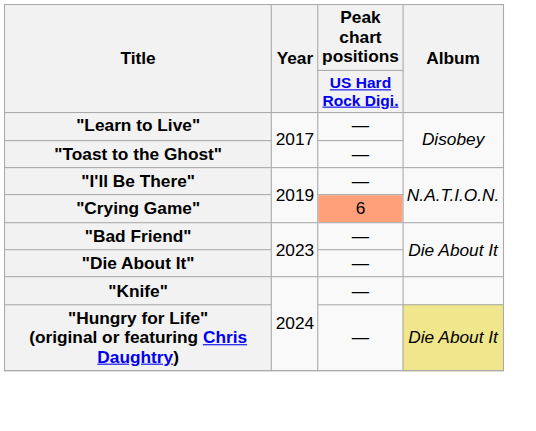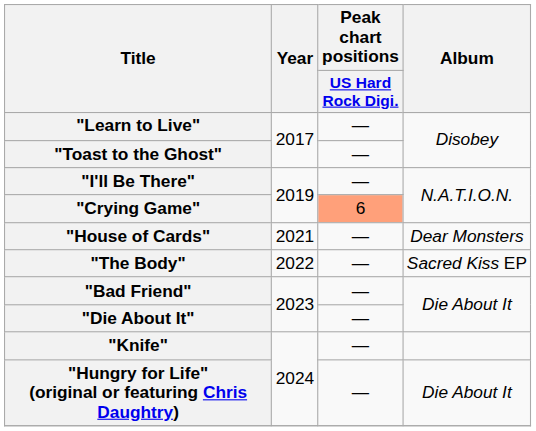+ row: (138, 235)
+ row: (138, 263)
(453, 337) khaki background -> (467, 392) no background
